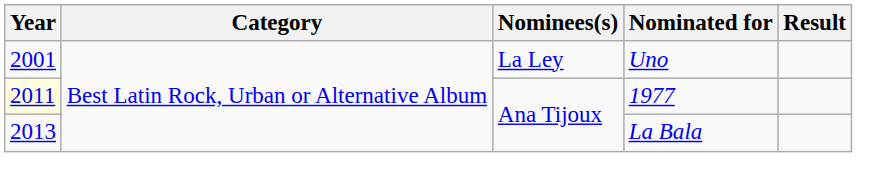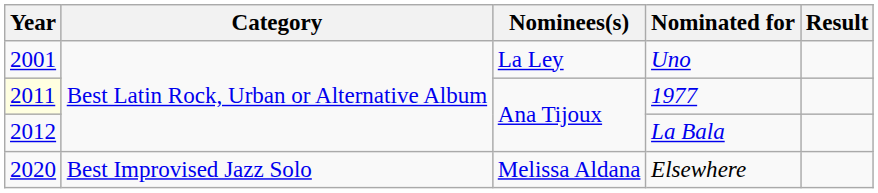(33, 132) 2013 -> (33, 132) 2012
+ row: (699, 168)
